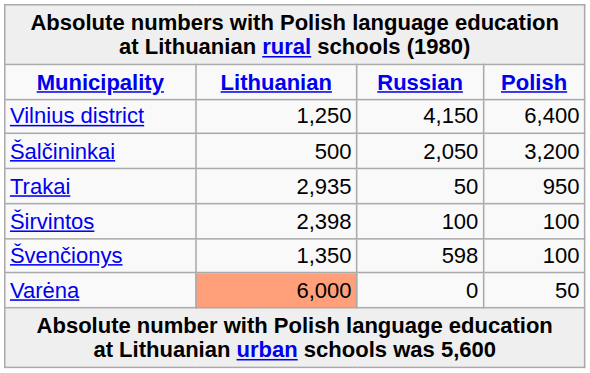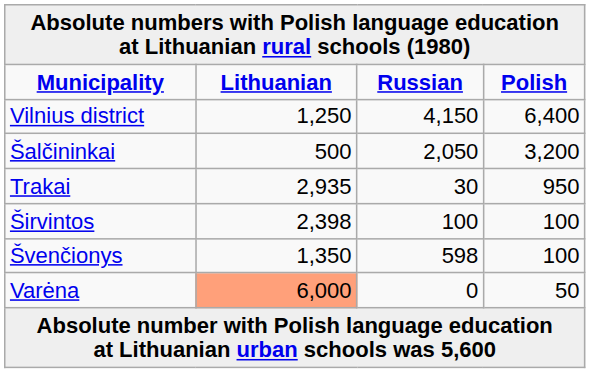(466, 186) 50 -> (466, 186) 30
